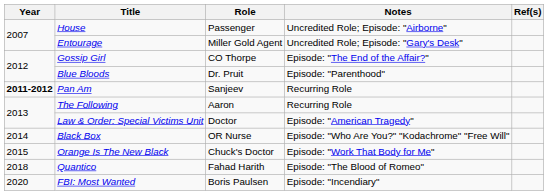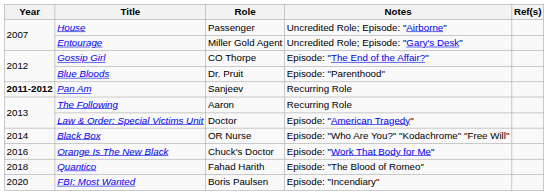(17, 151) 2015 -> (17, 151) 2016
